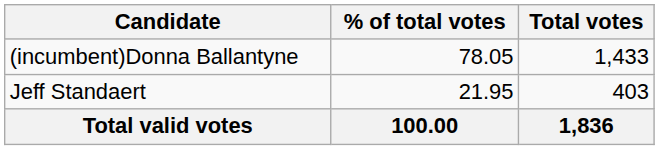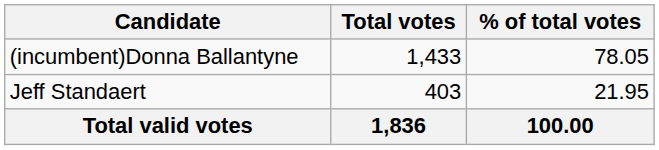columns swapped: (586, 21) <-> (425, 21)
